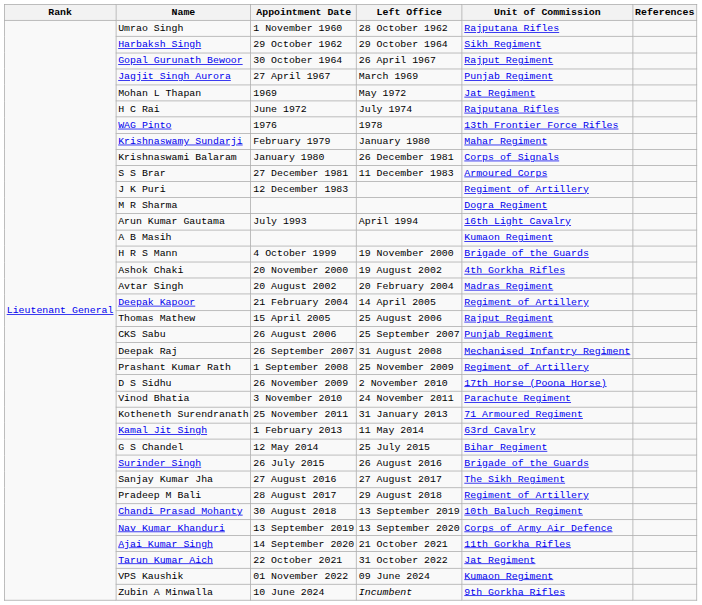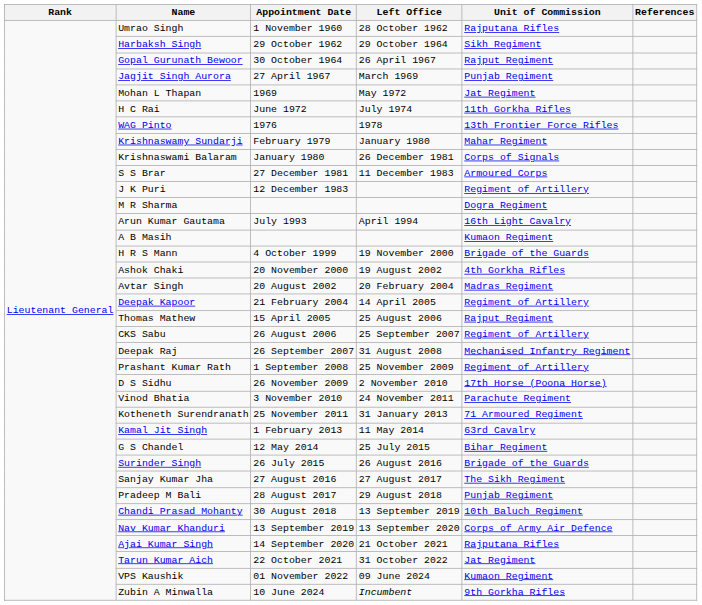(512, 109) Rajputana Rifles -> (518, 109) 11th Gorkha Rifles
(509, 334) Punjab Regiment -> (527, 334) Regiment of Artillery
(527, 496) Regiment of Artillery -> (509, 496) Punjab Regiment
(518, 544) 11th Gorkha Rifles -> (512, 544) Rajputana Rifles
